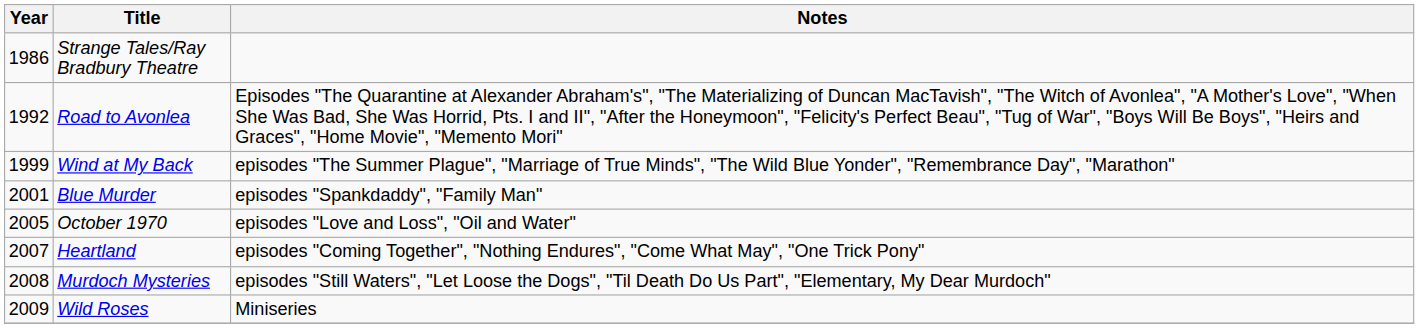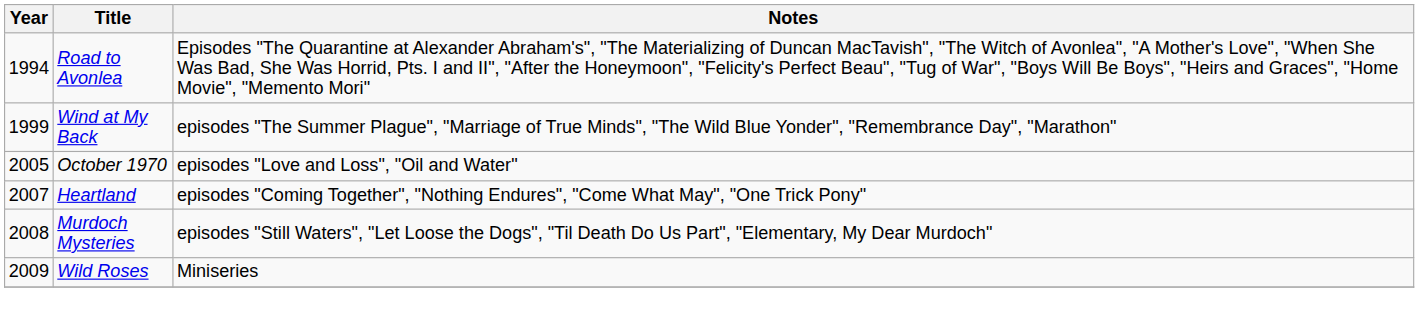- row: (131, 57)
(29, 116) 1992 -> (29, 67) 1994
- row: (107, 194)
